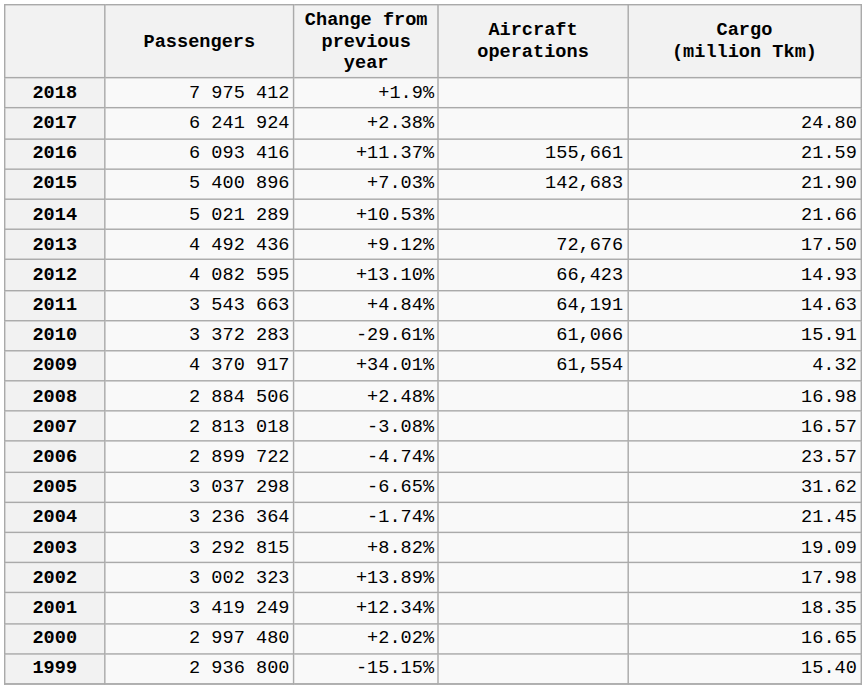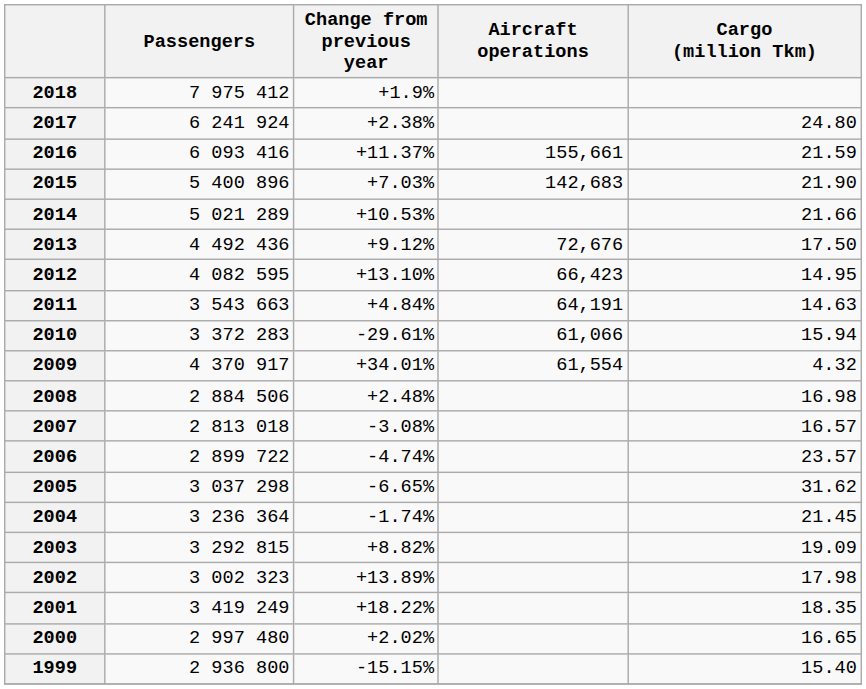(829, 275) 14.93 -> (829, 275) 14.95
(829, 335) 15.91 -> (829, 335) 15.94
(395, 608) +12.34% -> (395, 608) +18.22%
